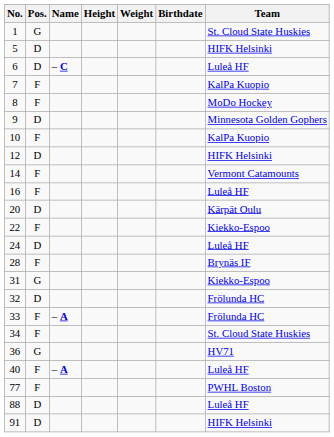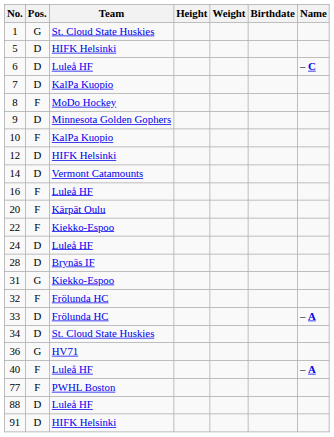columns swapped: (65, 13) <-> (267, 13)
(37, 85) F -> (37, 85) D
(37, 174) F -> (37, 174) D
(37, 209) D -> (37, 209) F
(37, 263) F -> (37, 263) D
(37, 298) D -> (37, 298) F
(37, 316) F -> (37, 316) D
(37, 334) F -> (37, 334) D
